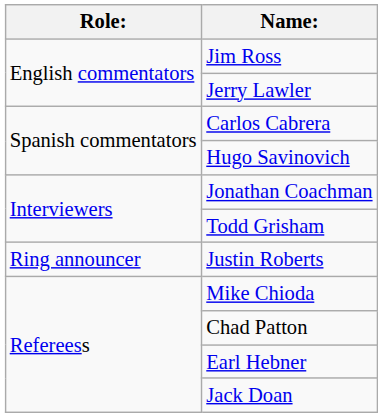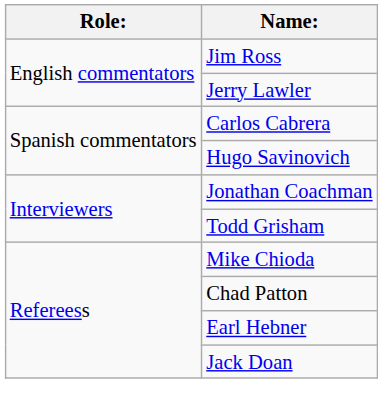- row: (265, 259)
